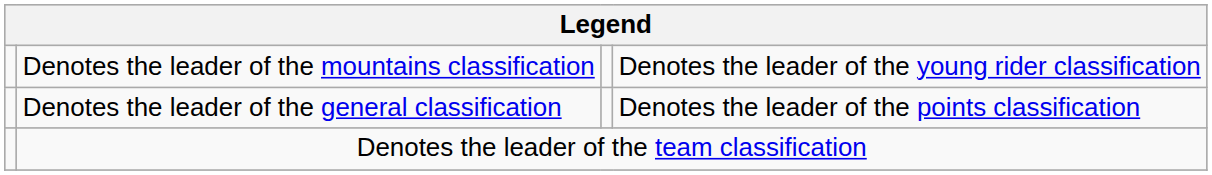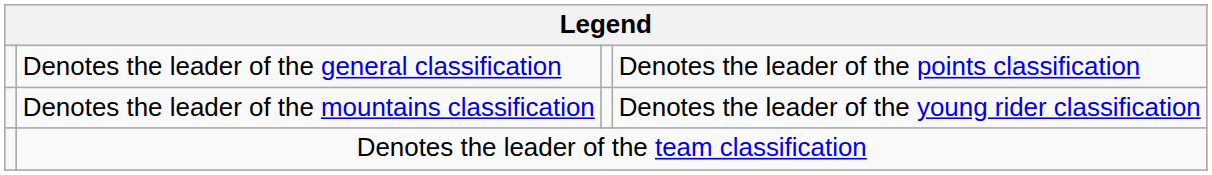rows swapped: (292, 107) <-> (309, 66)
